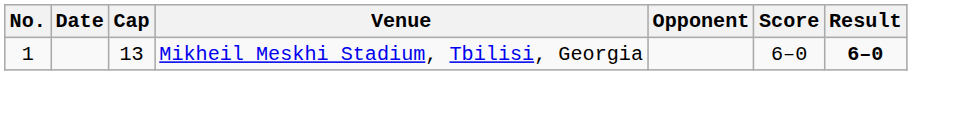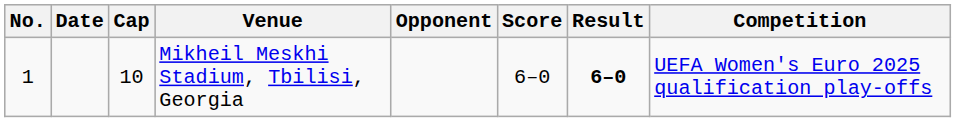+ column: (800, 21)
(132, 54) 13 -> (132, 77) 10
